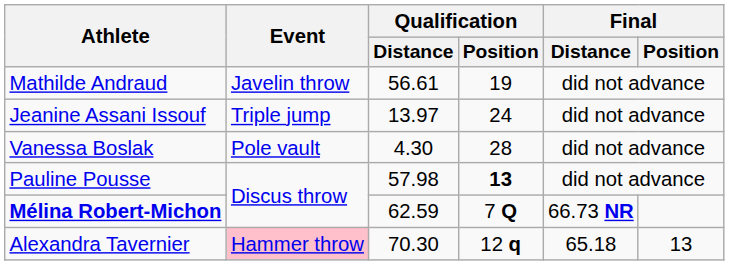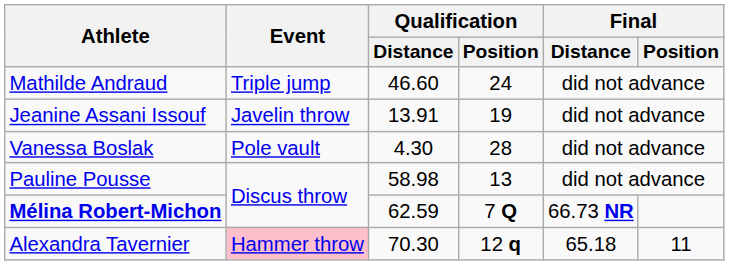(290, 83) Javelin throw -> (281, 83) Triple jump
(413, 83) 56.61 -> (413, 83) 46.60
(501, 83) 19 -> (501, 83) 24
(281, 116) Triple jump -> (290, 116) Javelin throw
(413, 116) 13.97 -> (413, 116) 13.91
(501, 116) 24 -> (501, 116) 19
(413, 180) 57.98 -> (413, 180) 58.98
(501, 180) bold -> (501, 180) normal
(681, 244) 13 -> (681, 244) 11
